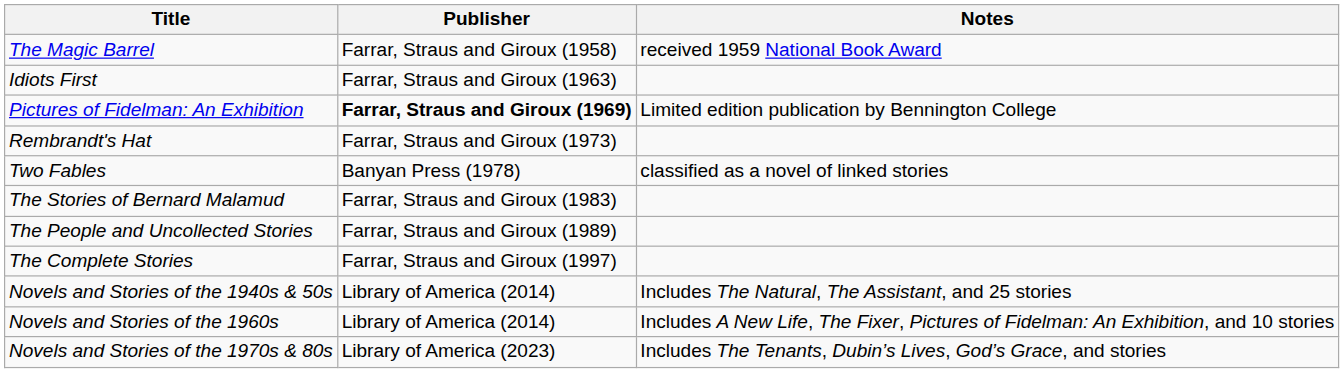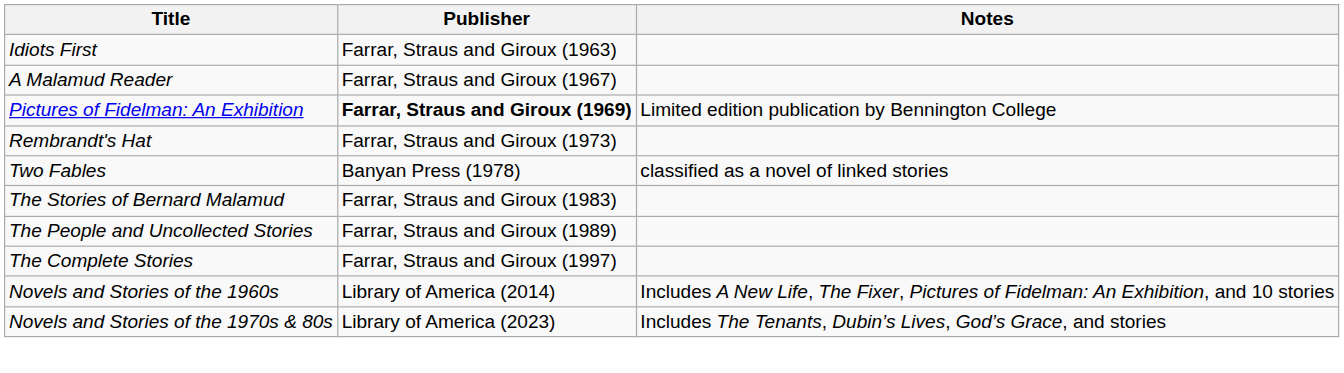- row: (81, 49)
+ row: (91, 79)
- row: (171, 291)
